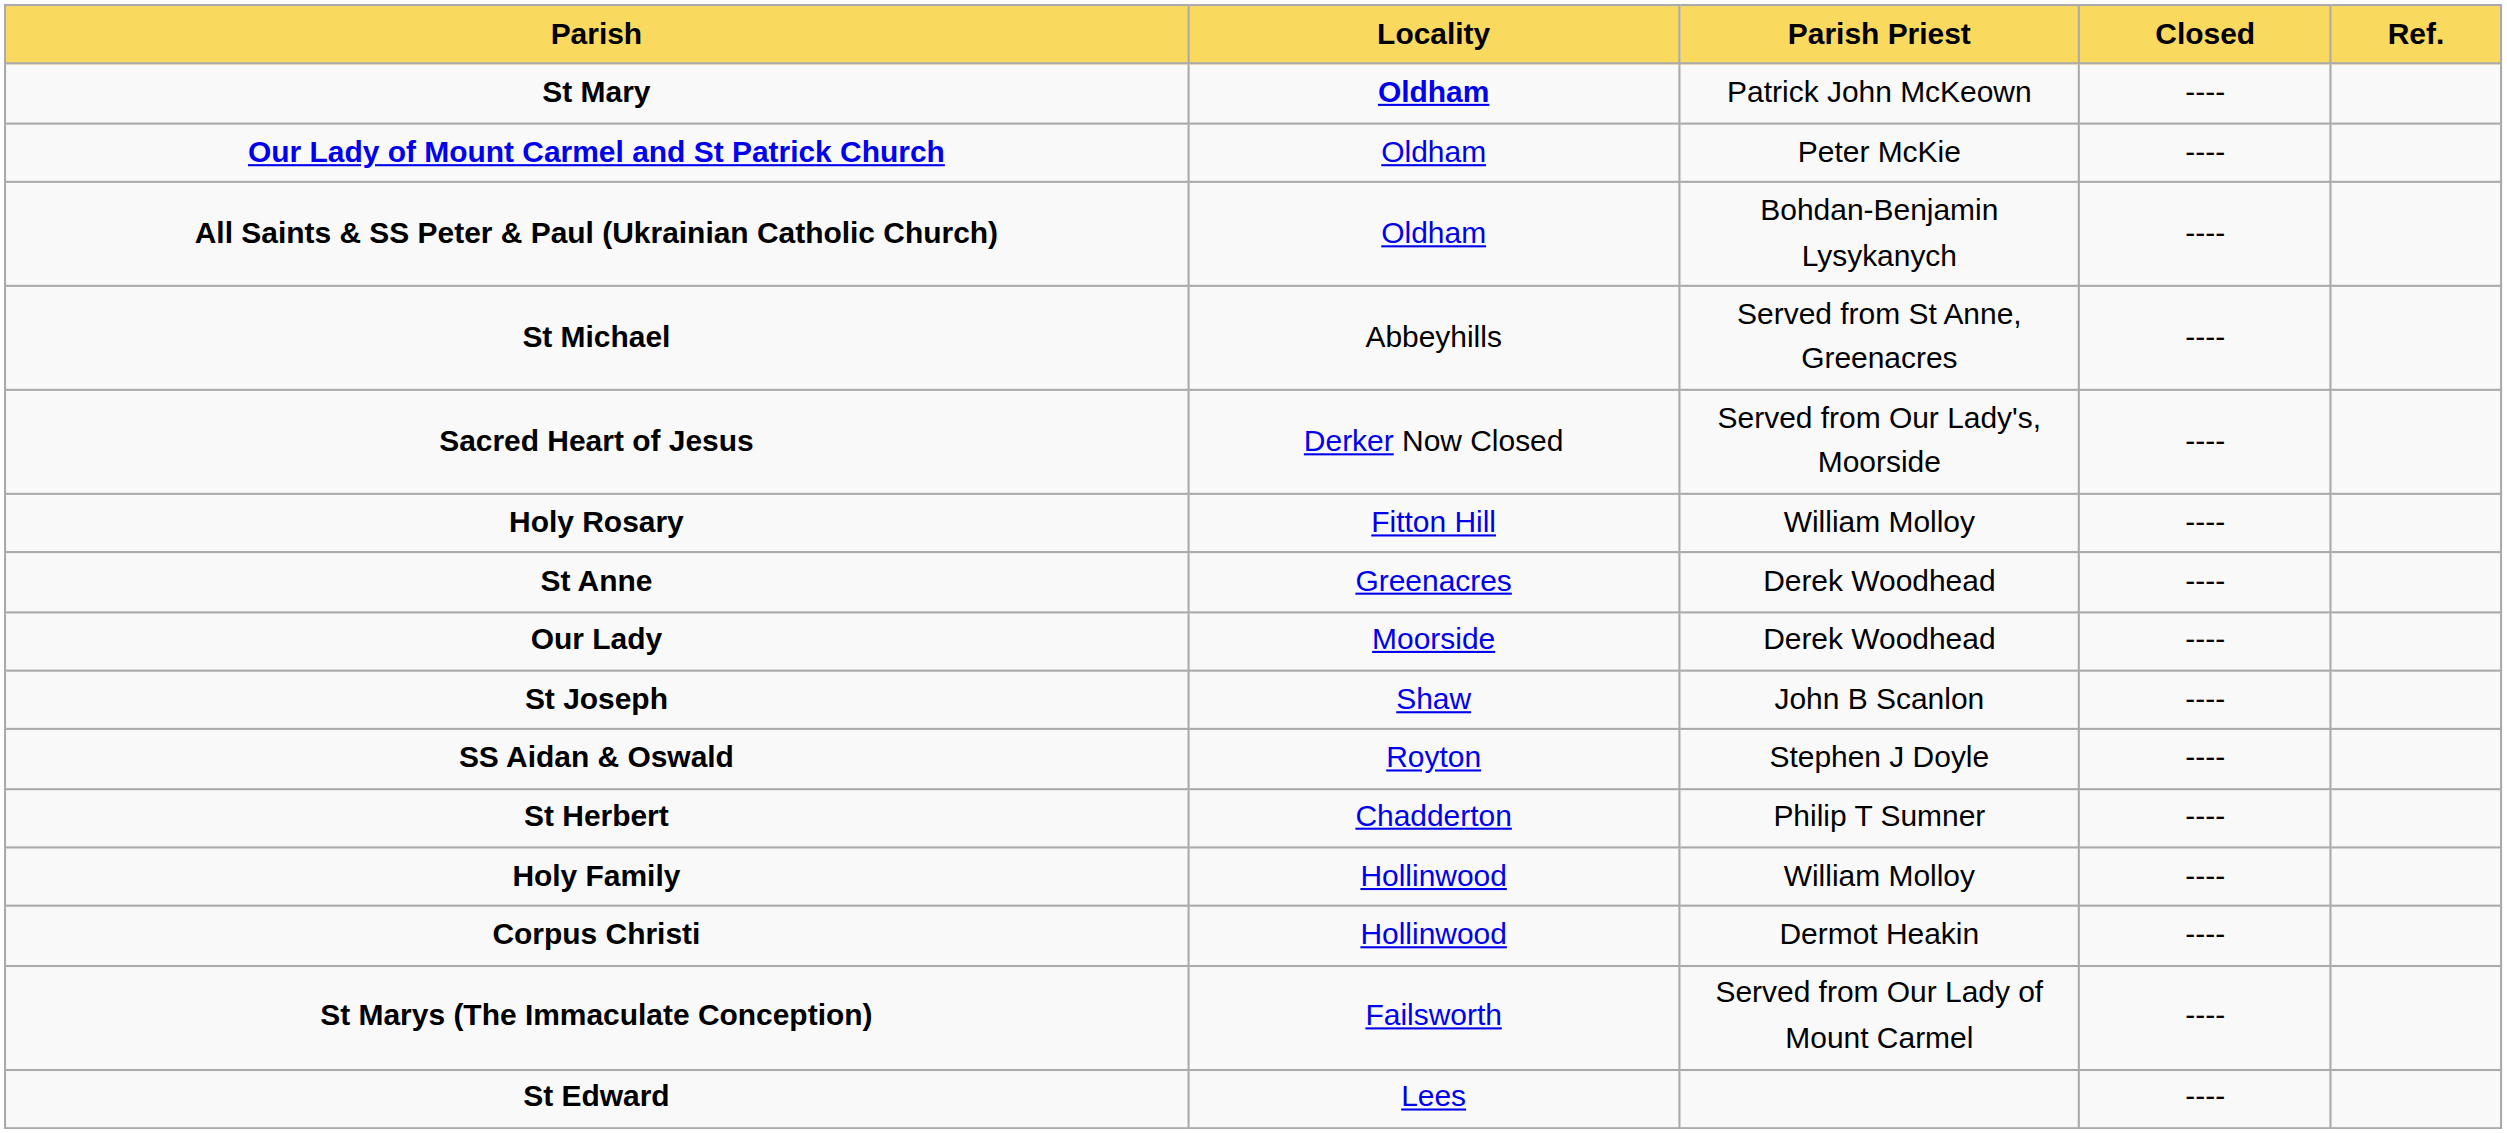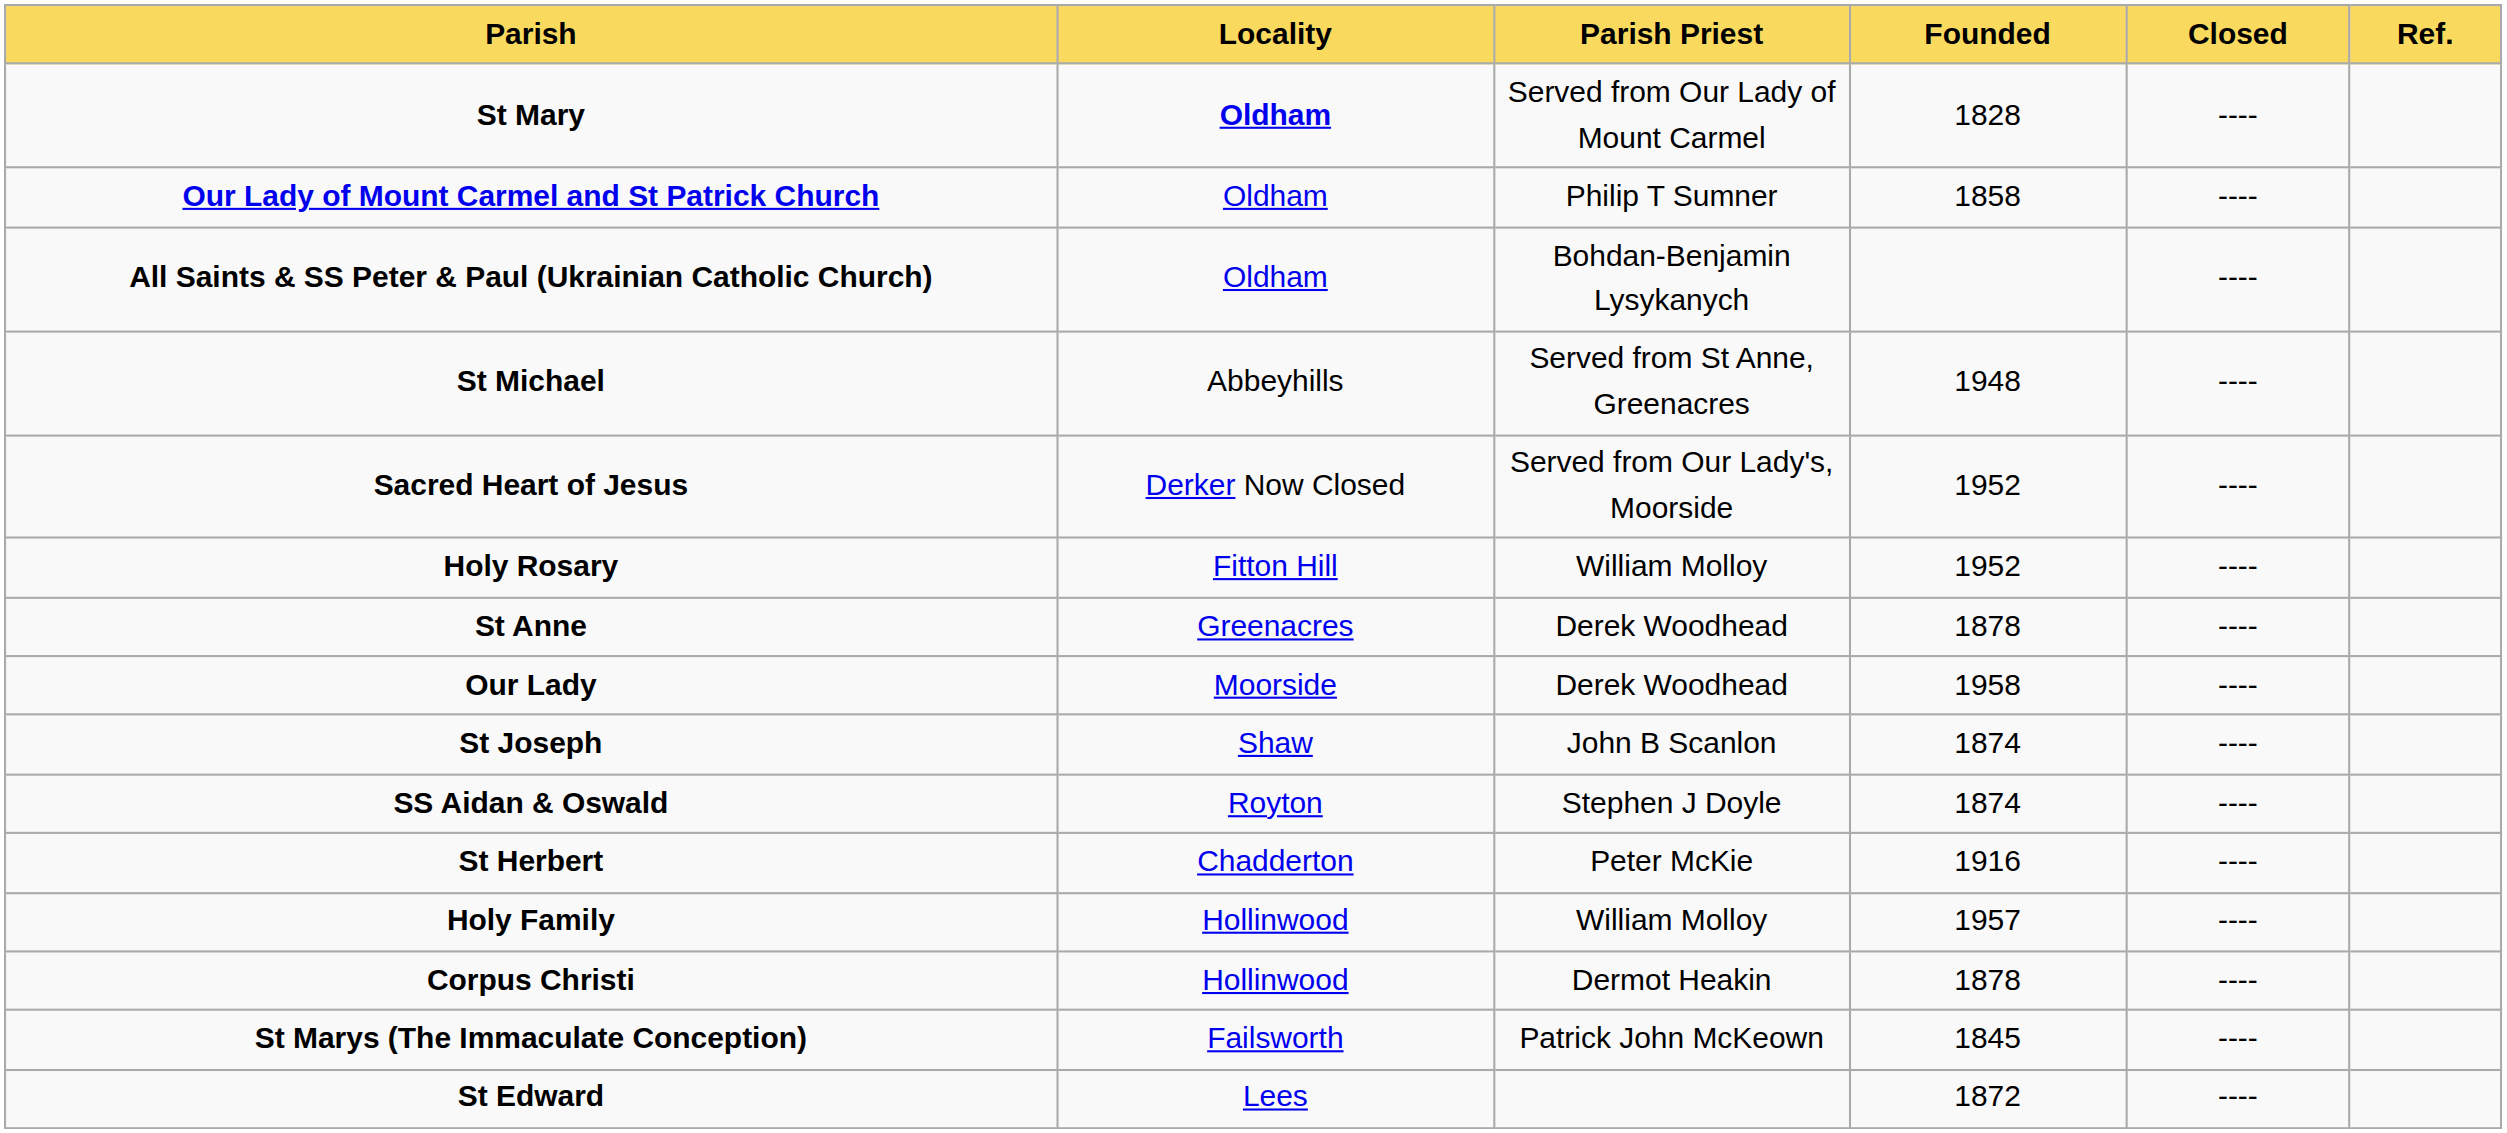+ column: (1988, 33)
(1879, 92) Patrick John McKeown -> (1672, 115) Served from Our Lady of Mount Carmel
(1879, 151) Peter McKie -> (1672, 196) Philip T Sumner
(1879, 817) Philip T Sumner -> (1672, 861) Peter McKie
(1879, 1016) Served from Our Lady of Mount Carmel -> (1672, 1038) Patrick John McKeown
